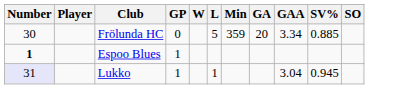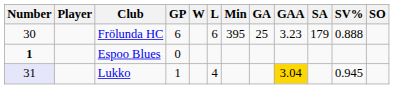+ column: (320, 14)
(178, 34) 0 -> (178, 34) 6
(215, 34) 5 -> (215, 34) 6
(236, 34) 359 -> (236, 34) 395
(262, 34) 20 -> (262, 34) 25
(291, 34) 3.34 -> (291, 34) 3.23
(325, 34) 0.885 -> (349, 34) 0.888
(178, 53) 1 -> (178, 53) 0
(215, 73) 1 -> (215, 73) 4
(291, 73) no background -> (291, 73) gold background
